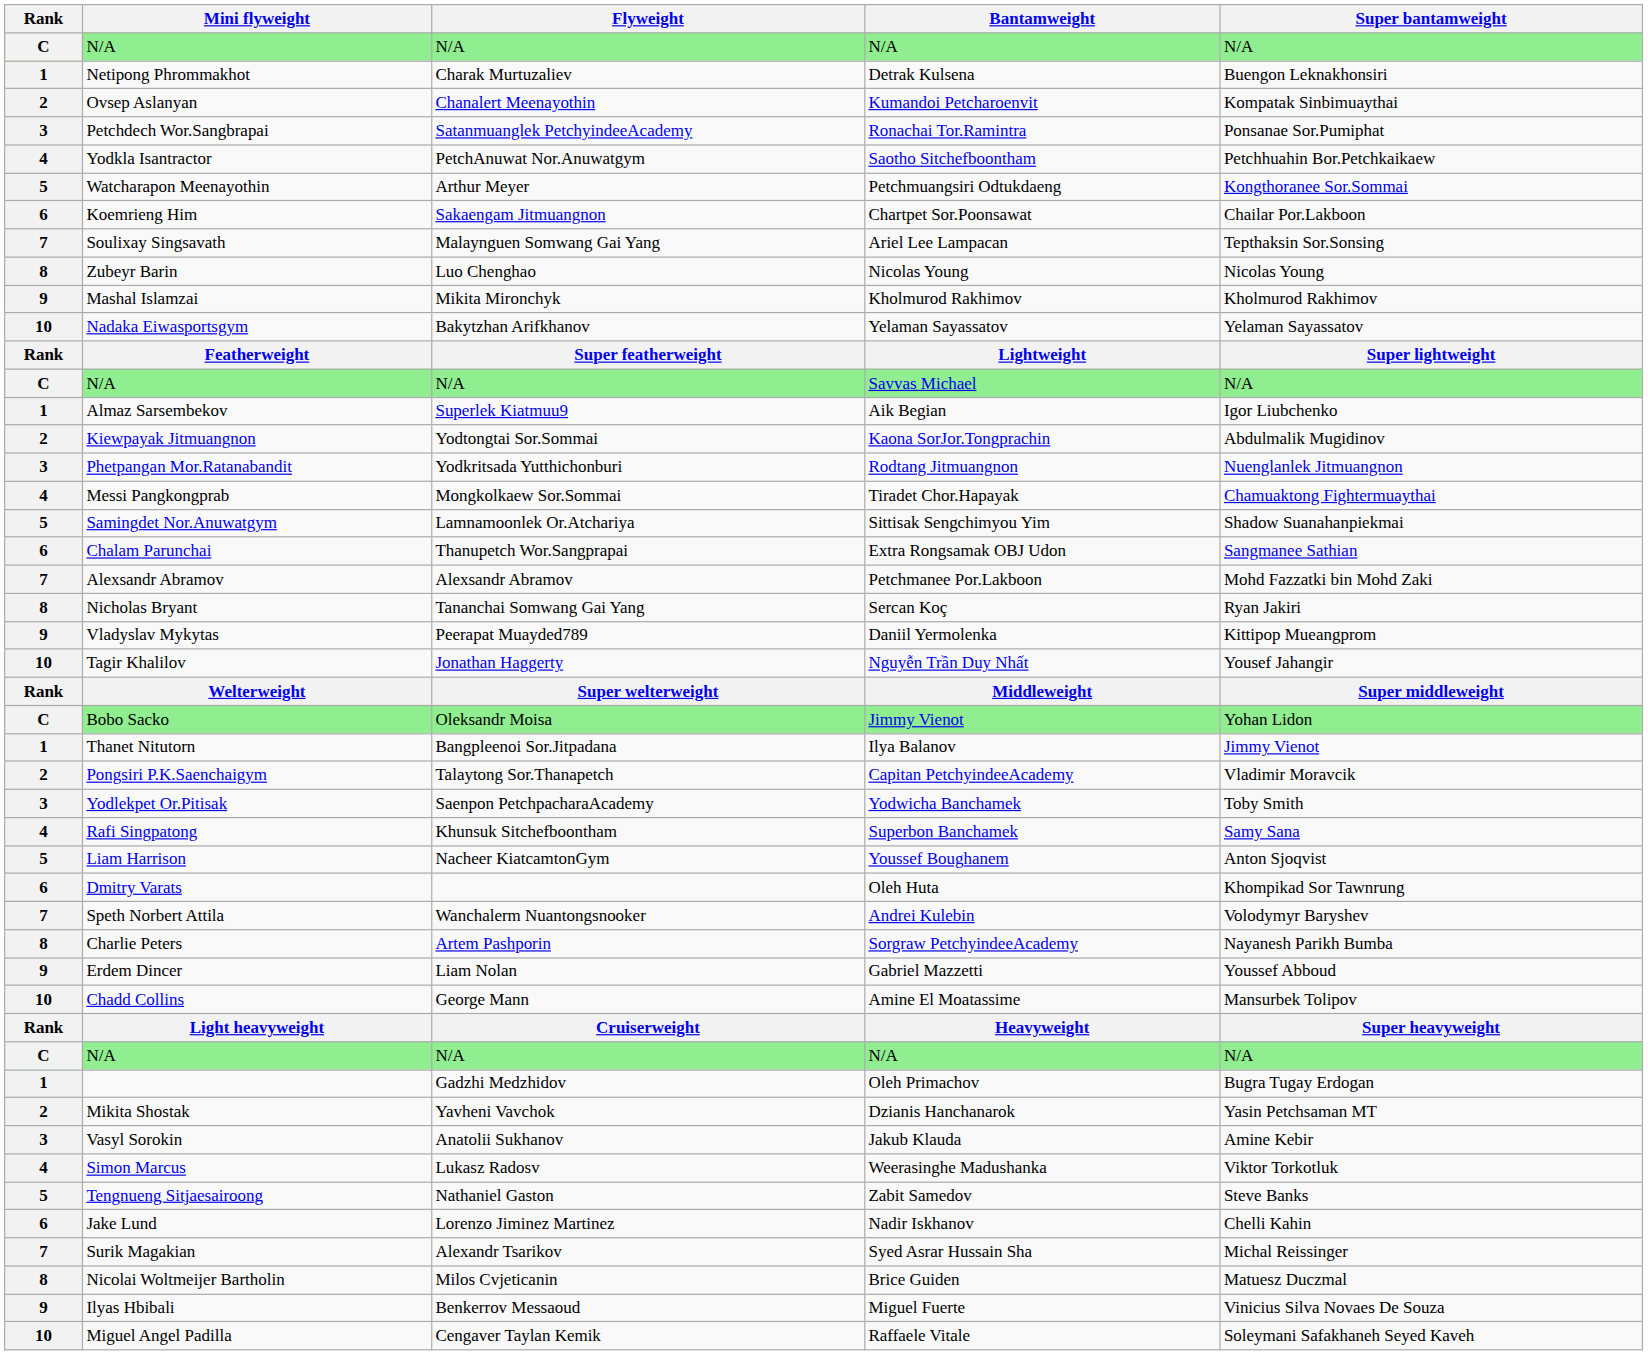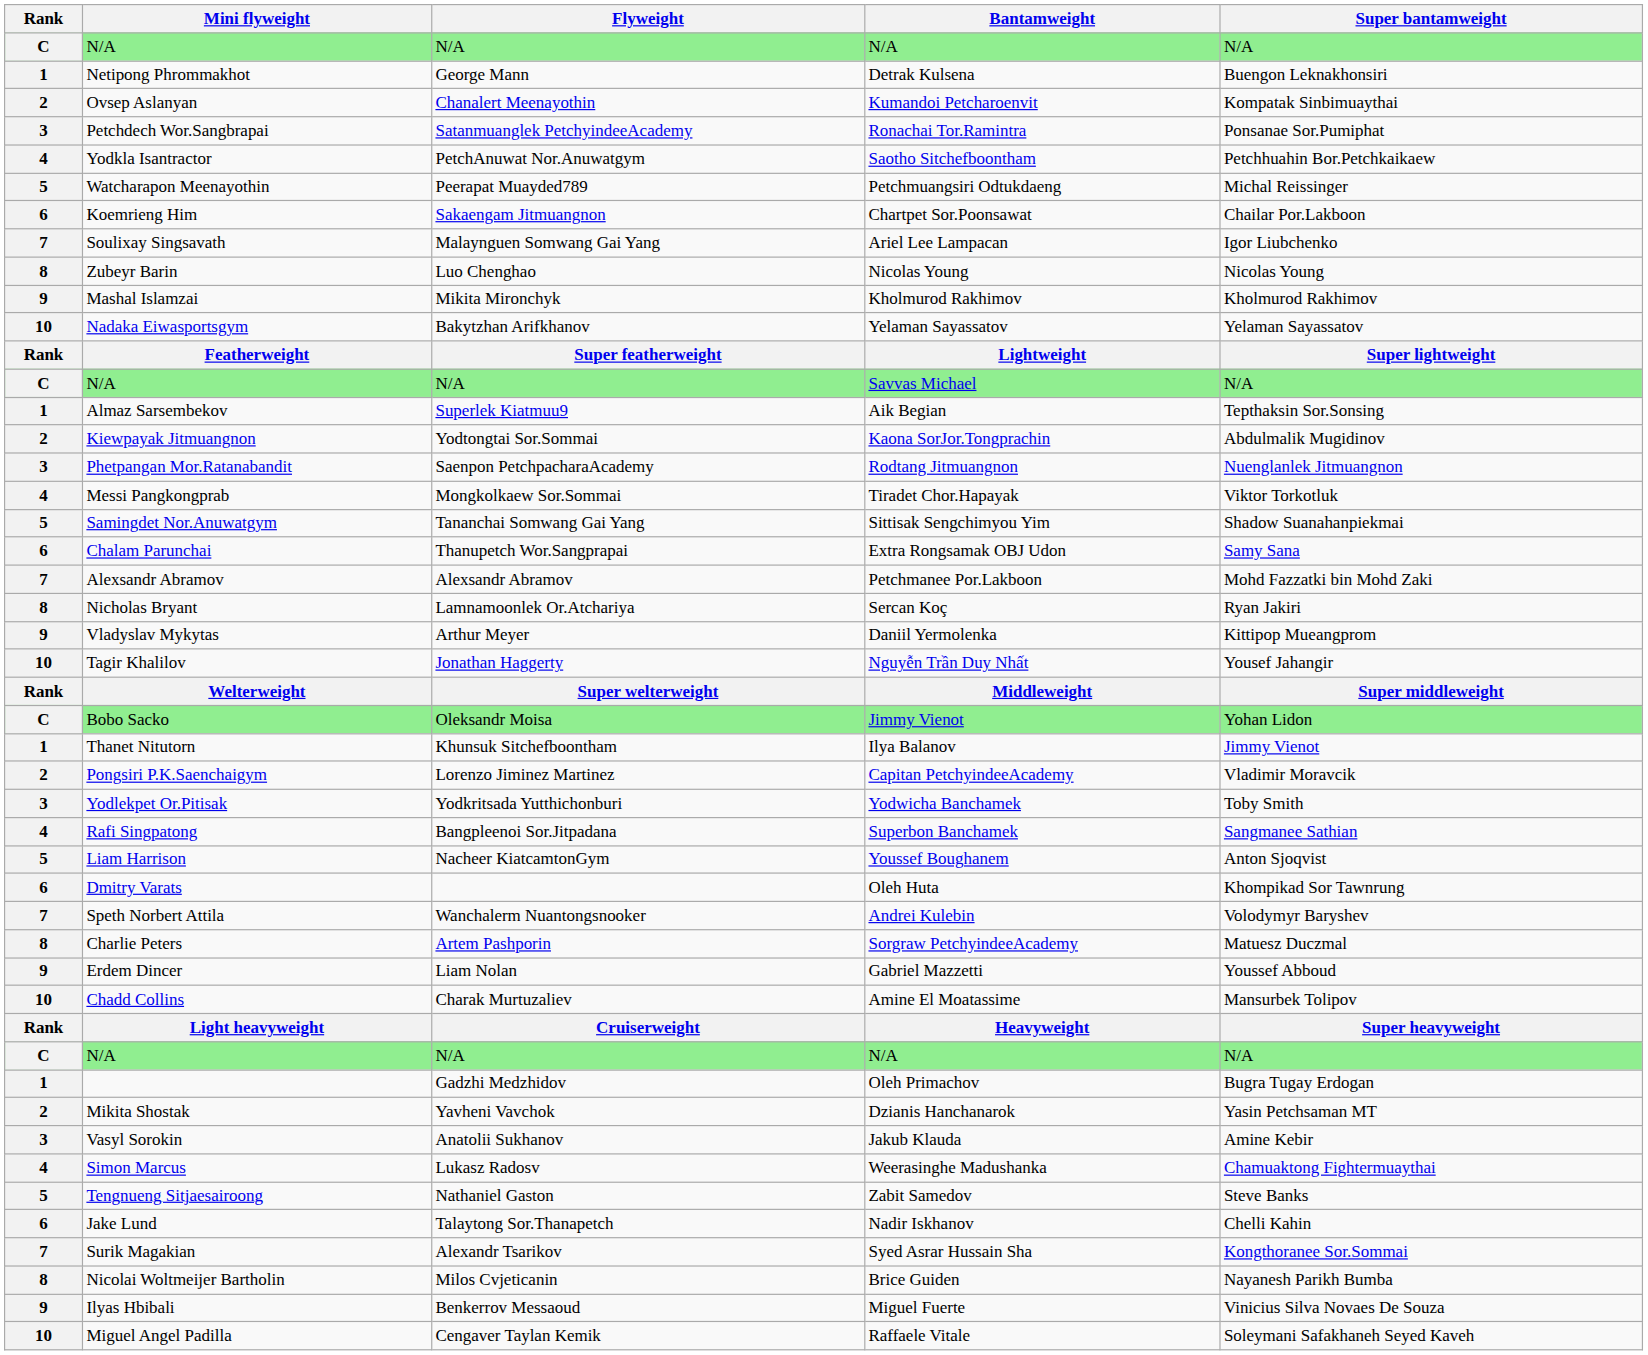(504, 74) Charak Murtuzaliev -> (482, 74) George Mann
(482, 187) Arthur Meyer -> (512, 187) Peerapat Muayded789
(1316, 187) Kongthoranee Sor.Sommai -> (1286, 187) Michal Reissinger
(1304, 243) Tepthaksin Sor.Sonsing -> (1281, 243) Igor Liubchenko
(1281, 411) Igor Liubchenko -> (1304, 411) Tepthaksin Sor.Sonsing
(529, 467) Yodkritsada Yutthichonburi -> (545, 467) Saenpon PetchpacharaAcademy
(1330, 495) Chamuaktong Fightermuaythai -> (1281, 495) Viktor Torkotluk
(535, 523) Lamnamoonlek Or.Atchariya -> (540, 523) Tananchai Somwang Gai Yang
(1291, 551) Sangmanee Sathian -> (1262, 551) Samy Sana
(540, 607) Tananchai Somwang Gai Yang -> (535, 607) Lamnamoonlek Or.Atchariya
(512, 635) Peerapat Muayded789 -> (482, 635) Arthur Meyer
(526, 747) Bangpleenoi Sor.Jitpadana -> (526, 747) Khunsuk Sitchefboontham
(524, 775) Talaytong Sor.Thanapetch -> (525, 775) Lorenzo Jiminez Martinez
(545, 803) Saenpon PetchpacharaAcademy -> (529, 803) Yodkritsada Yutthichonburi
(526, 831) Khunsuk Sitchefboontham -> (526, 831) Bangpleenoi Sor.Jitpadana
(1262, 831) Samy Sana -> (1291, 831) Sangmanee Sathian
(1308, 943) Nayanesh Parikh Bumba -> (1285, 943) Matuesz Duczmal
(482, 999) George Mann -> (504, 999) Charak Murtuzaliev
(1281, 1167) Viktor Torkotluk -> (1330, 1167) Chamuaktong Fightermuaythai
(525, 1223) Lorenzo Jiminez Martinez -> (524, 1223) Talaytong Sor.Thanapetch
(1286, 1252) Michal Reissinger -> (1316, 1252) Kongthoranee Sor.Sommai
(1285, 1280) Matuesz Duczmal -> (1308, 1280) Nayanesh Parikh Bumba
